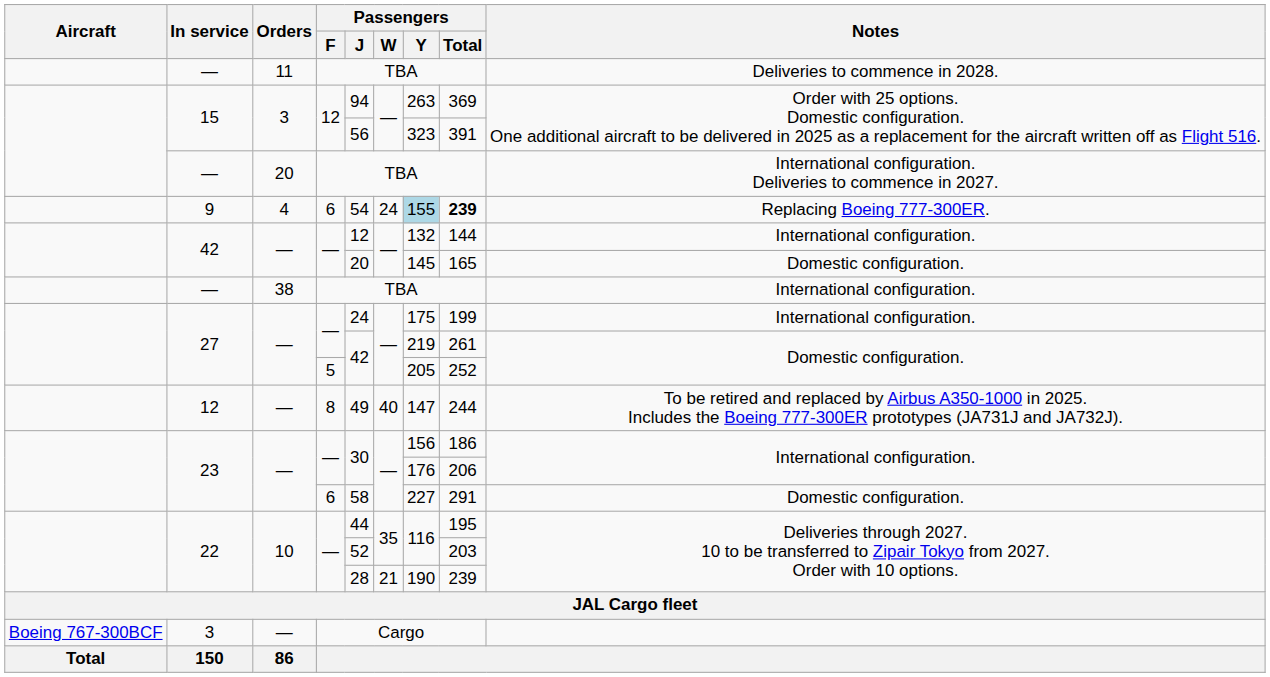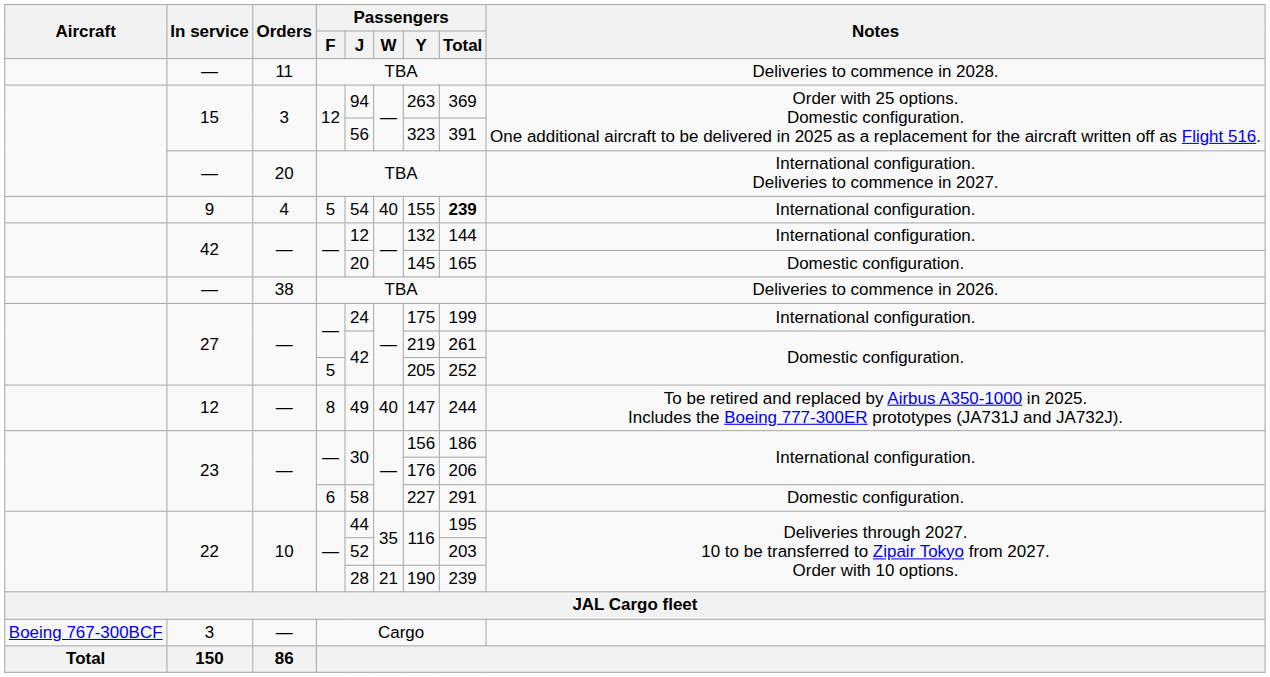(330, 209) 6 -> (330, 209) 5
(388, 209) 24 -> (388, 209) 40
(421, 209) lightblue background -> (421, 209) no background
(876, 209) Replacing Boeing 777-300ER. -> (876, 209) International configuration.
(876, 290) International configuration. -> (876, 290) Deliveries to commence in 2026.
